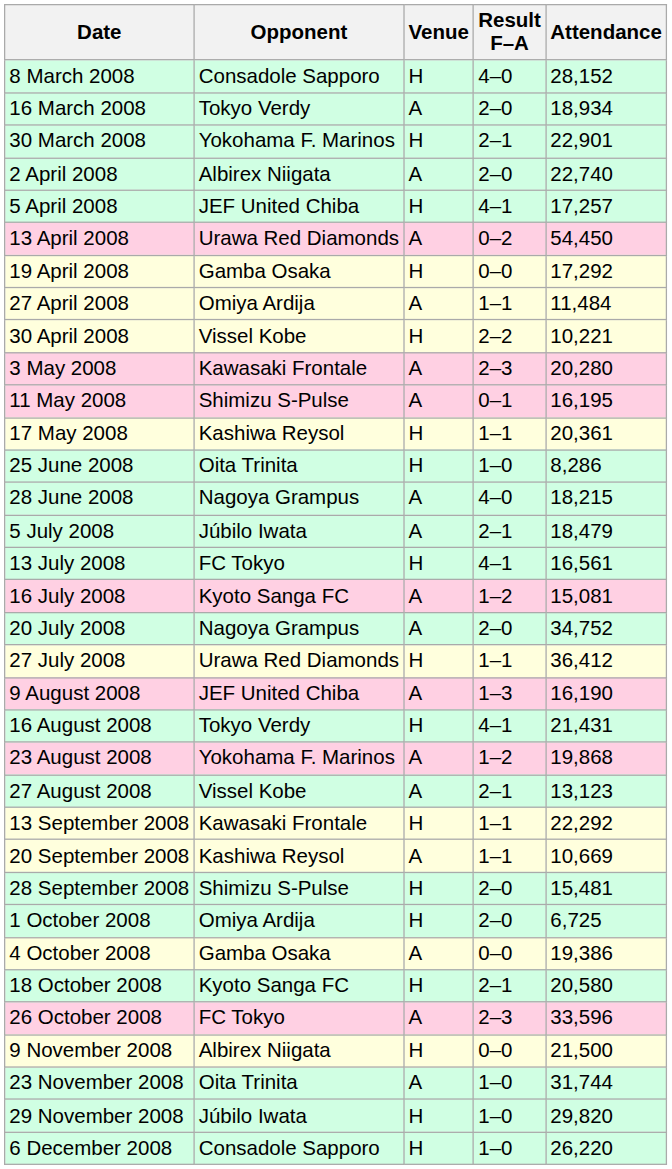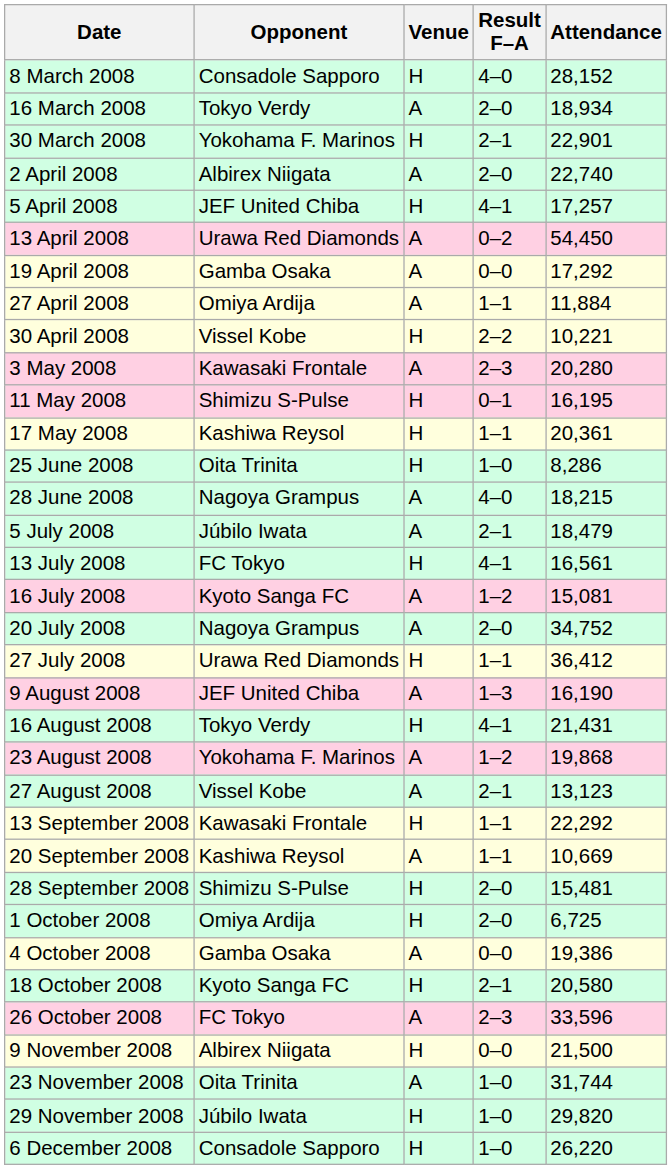(416, 271) H -> (415, 271) A
(581, 303) 11,484 -> (581, 303) 11,884
(415, 401) A -> (416, 401) H
